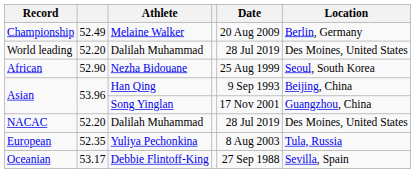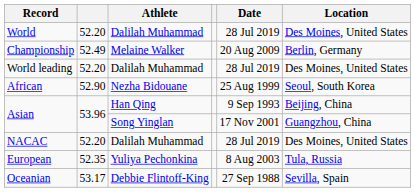+ row: (21, 31)
